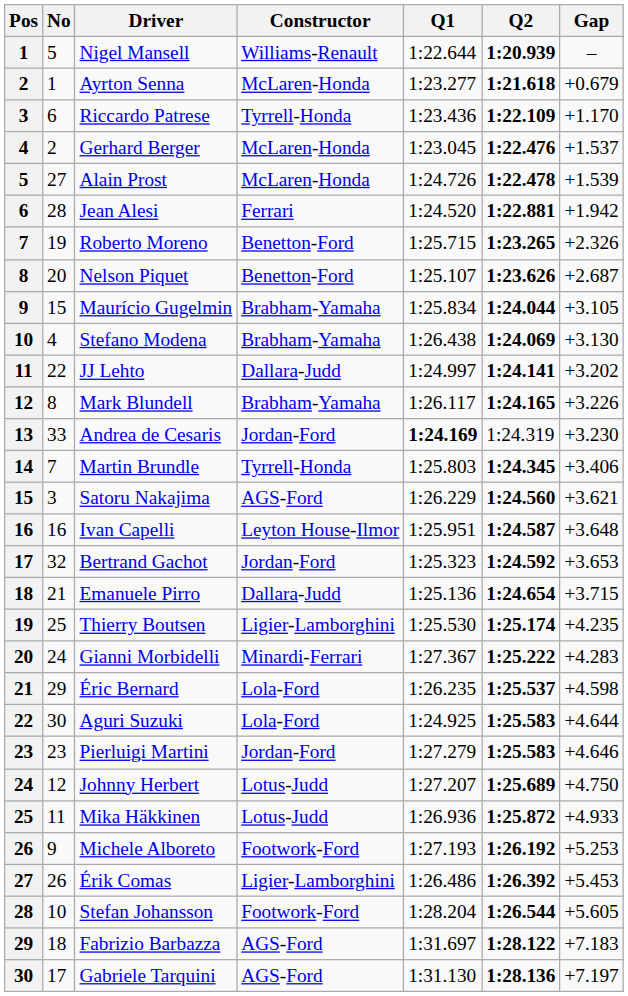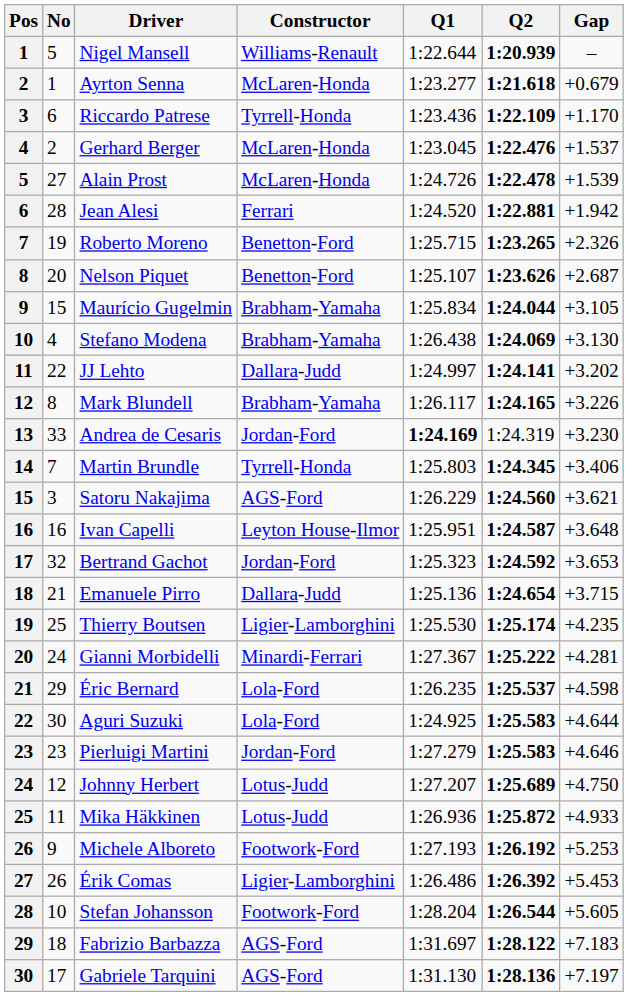(592, 657) +4.283 -> (592, 657) +4.281
